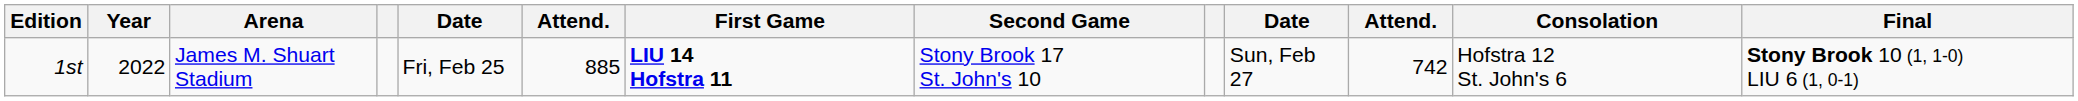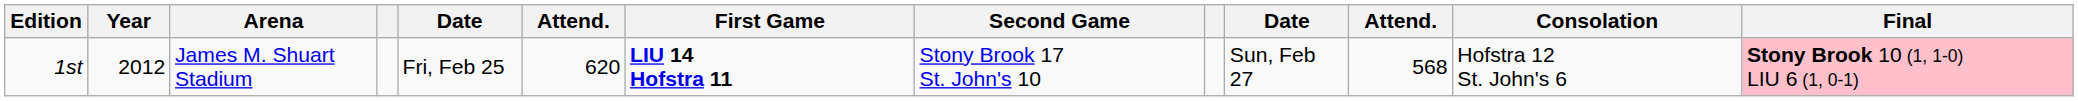(142, 66) 2022 -> (142, 66) 2012
(603, 66) 885 -> (603, 66) 620
(1430, 66) 742 -> (1430, 66) 568
(1855, 66) no background -> (1855, 66) pink background
